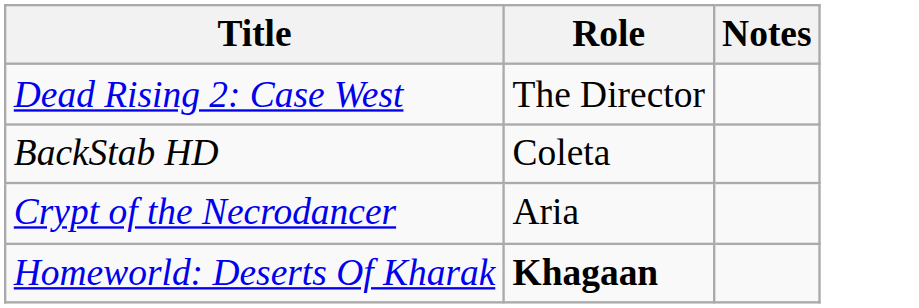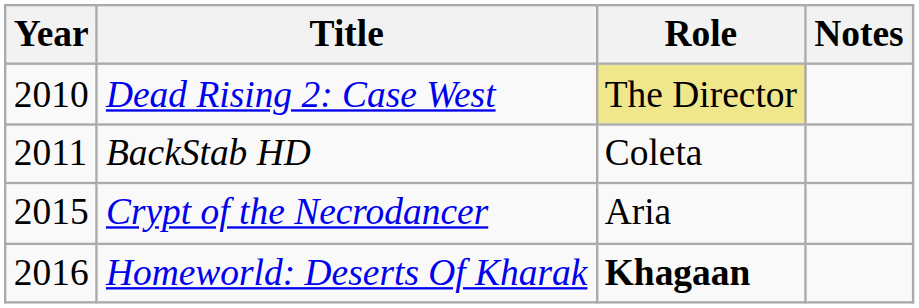+ column: (51, 34)
(609, 93) no background -> (701, 93) khaki background
